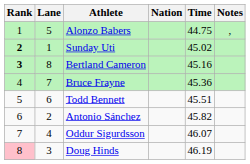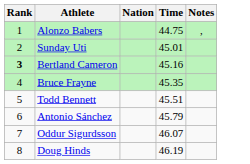- column: (49, 13)
(20, 47) bold -> (20, 47) normal
(200, 47) 45.02 -> (171, 47) 45.01
(200, 82) 45.36 -> (171, 82) 45.35
(200, 116) 45.82 -> (171, 116) 45.79
(20, 151) pink background -> (20, 151) no background
